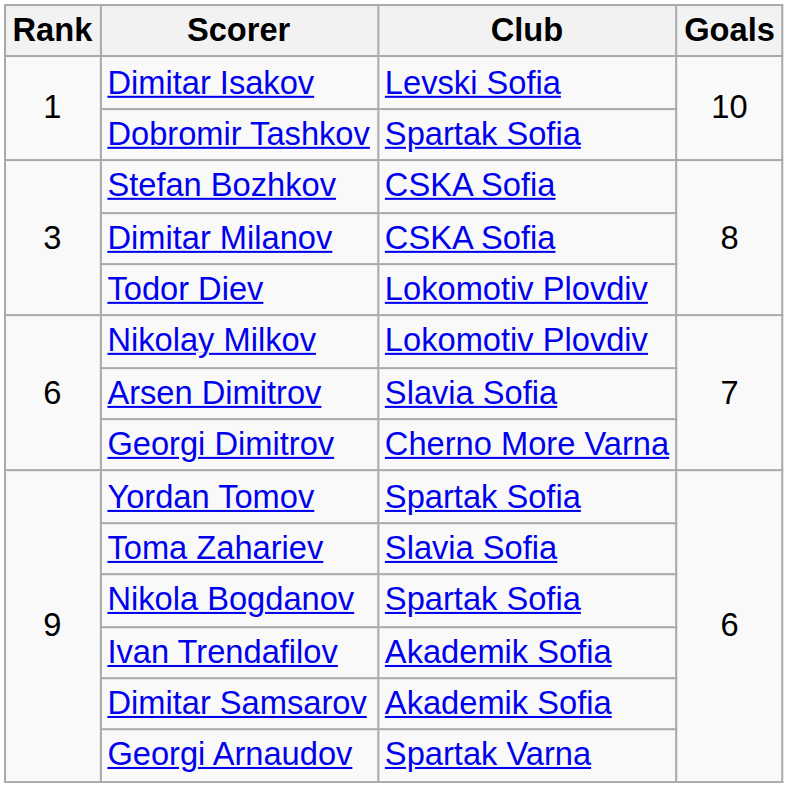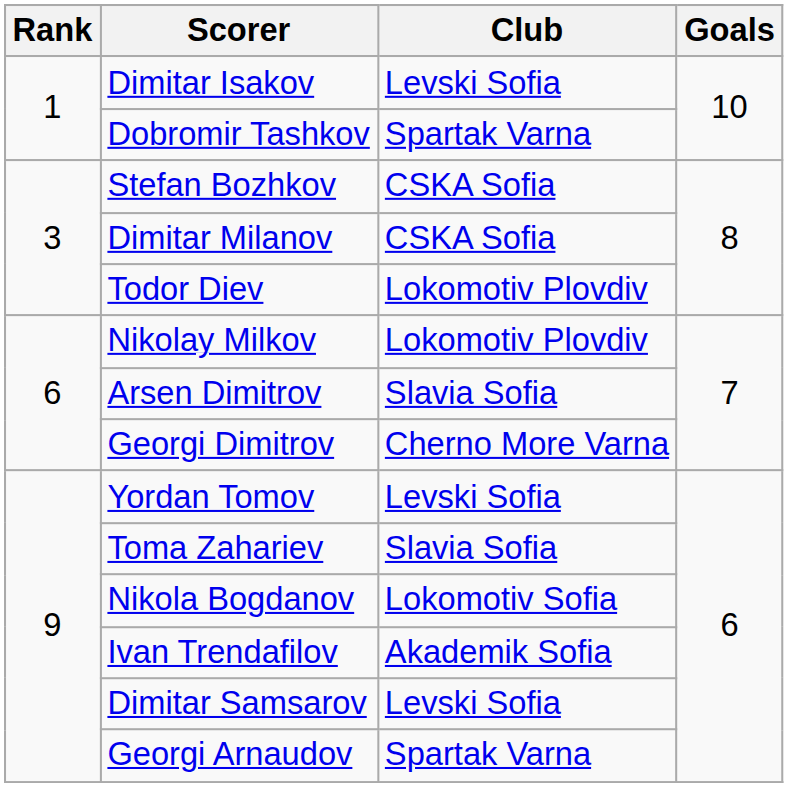(483, 133) Spartak Sofia -> (488, 133) Spartak Varna
(483, 496) Spartak Sofia -> (473, 496) Levski Sofia
(483, 599) Spartak Sofia -> (501, 599) Lokomotiv Sofia
(498, 703) Akademik Sofia -> (473, 703) Levski Sofia
